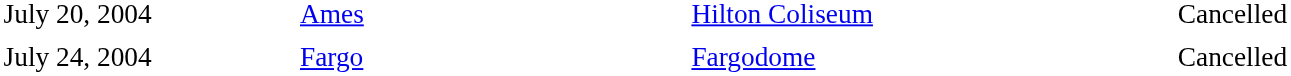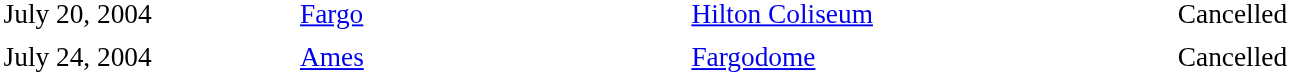(332, 13) Ames -> (332, 13) Fargo
(332, 57) Fargo -> (332, 57) Ames
